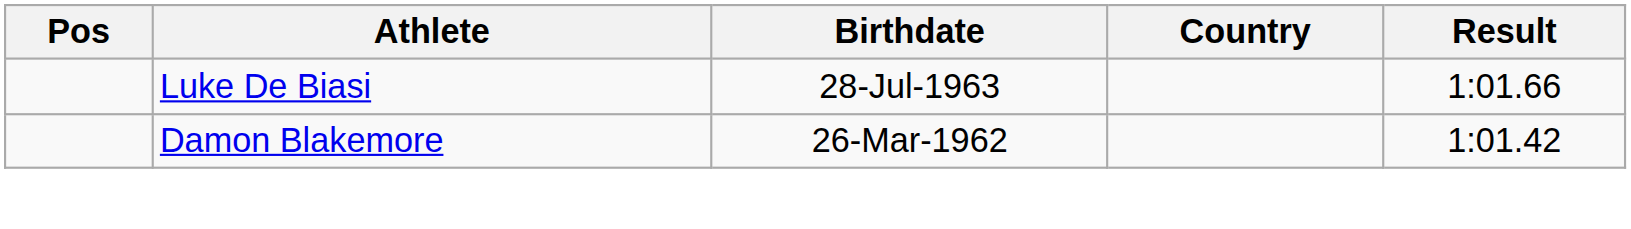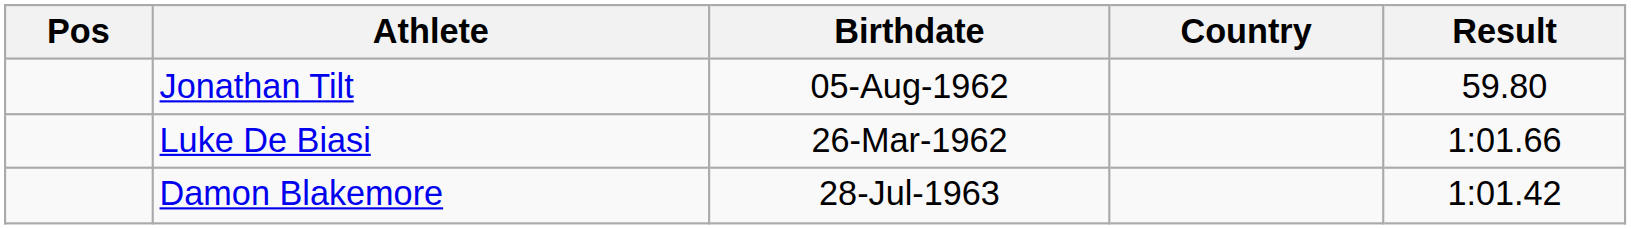+ row: (257, 85)
(910, 85) 28-Jul-1963 -> (910, 140) 26-Mar-1962
(910, 140) 26-Mar-1962 -> (909, 194) 28-Jul-1963
